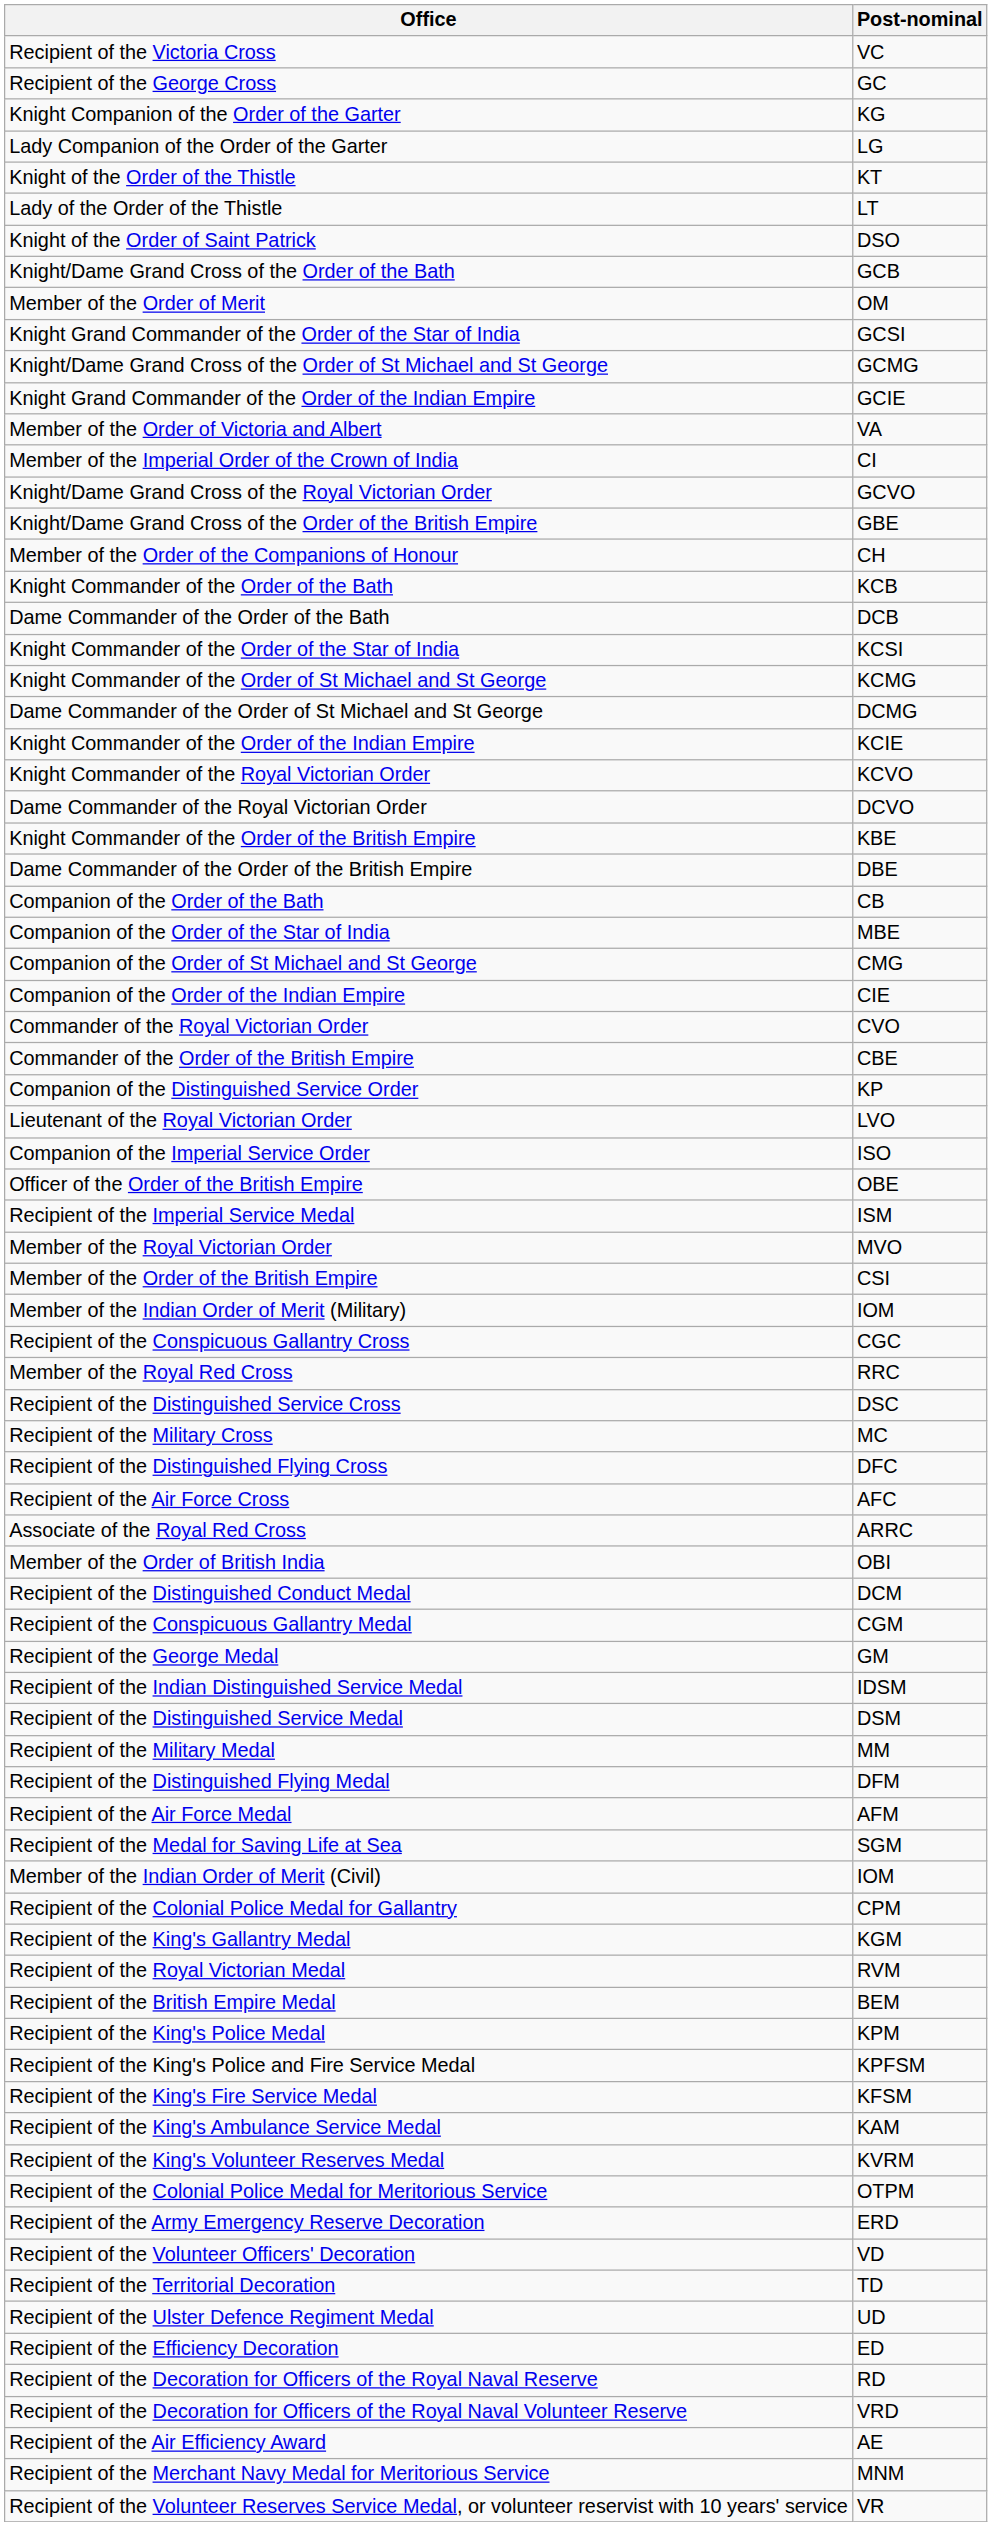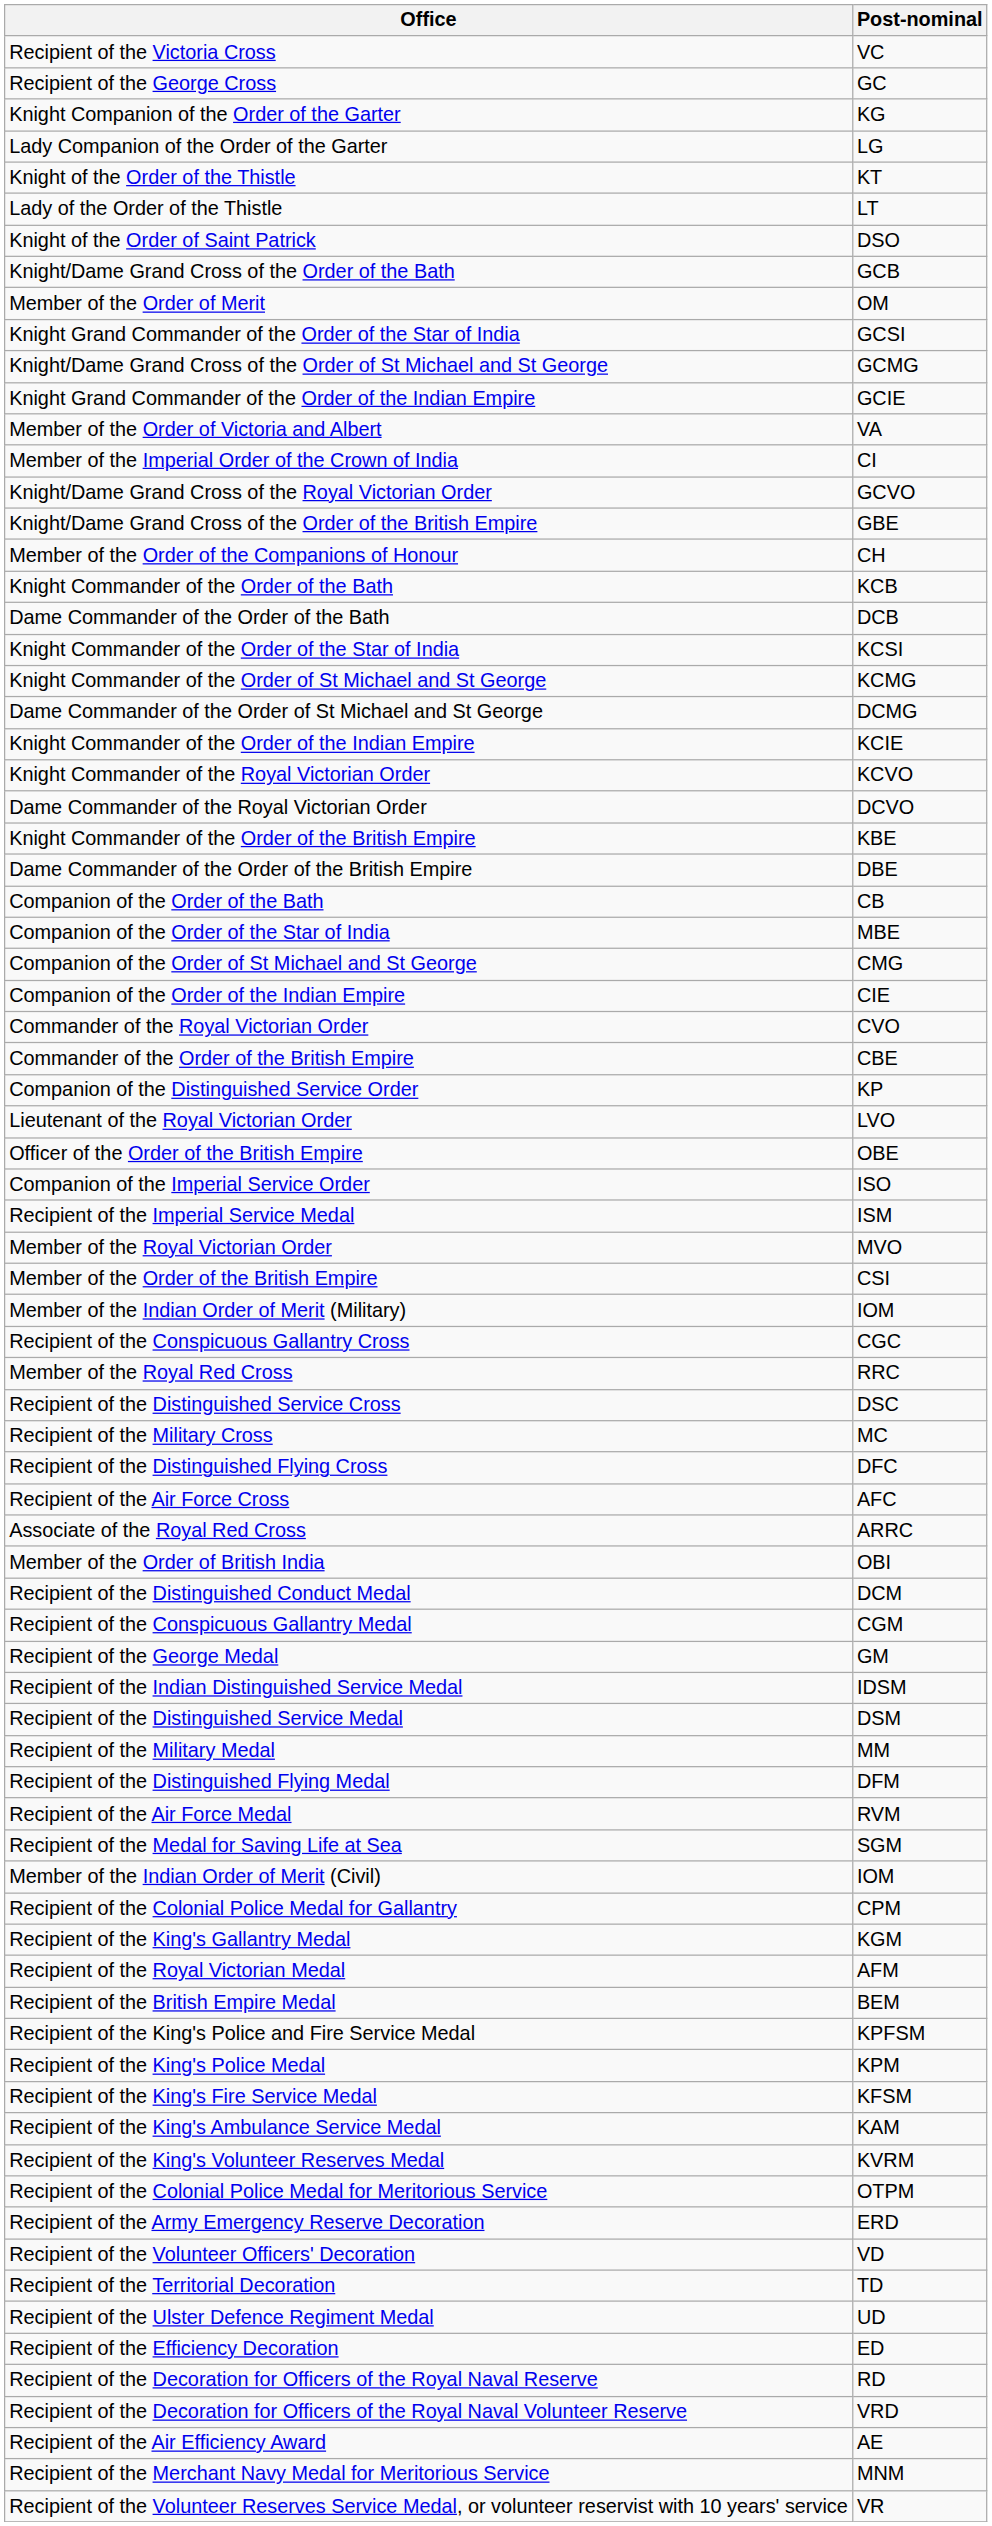rows swapped: (186, 1184) <-> (189, 1152)
(878, 1813) AFM -> (879, 1813) RVM
(879, 1971) RVM -> (878, 1971) AFM
rows swapped: (242, 2065) <-> (167, 2033)
